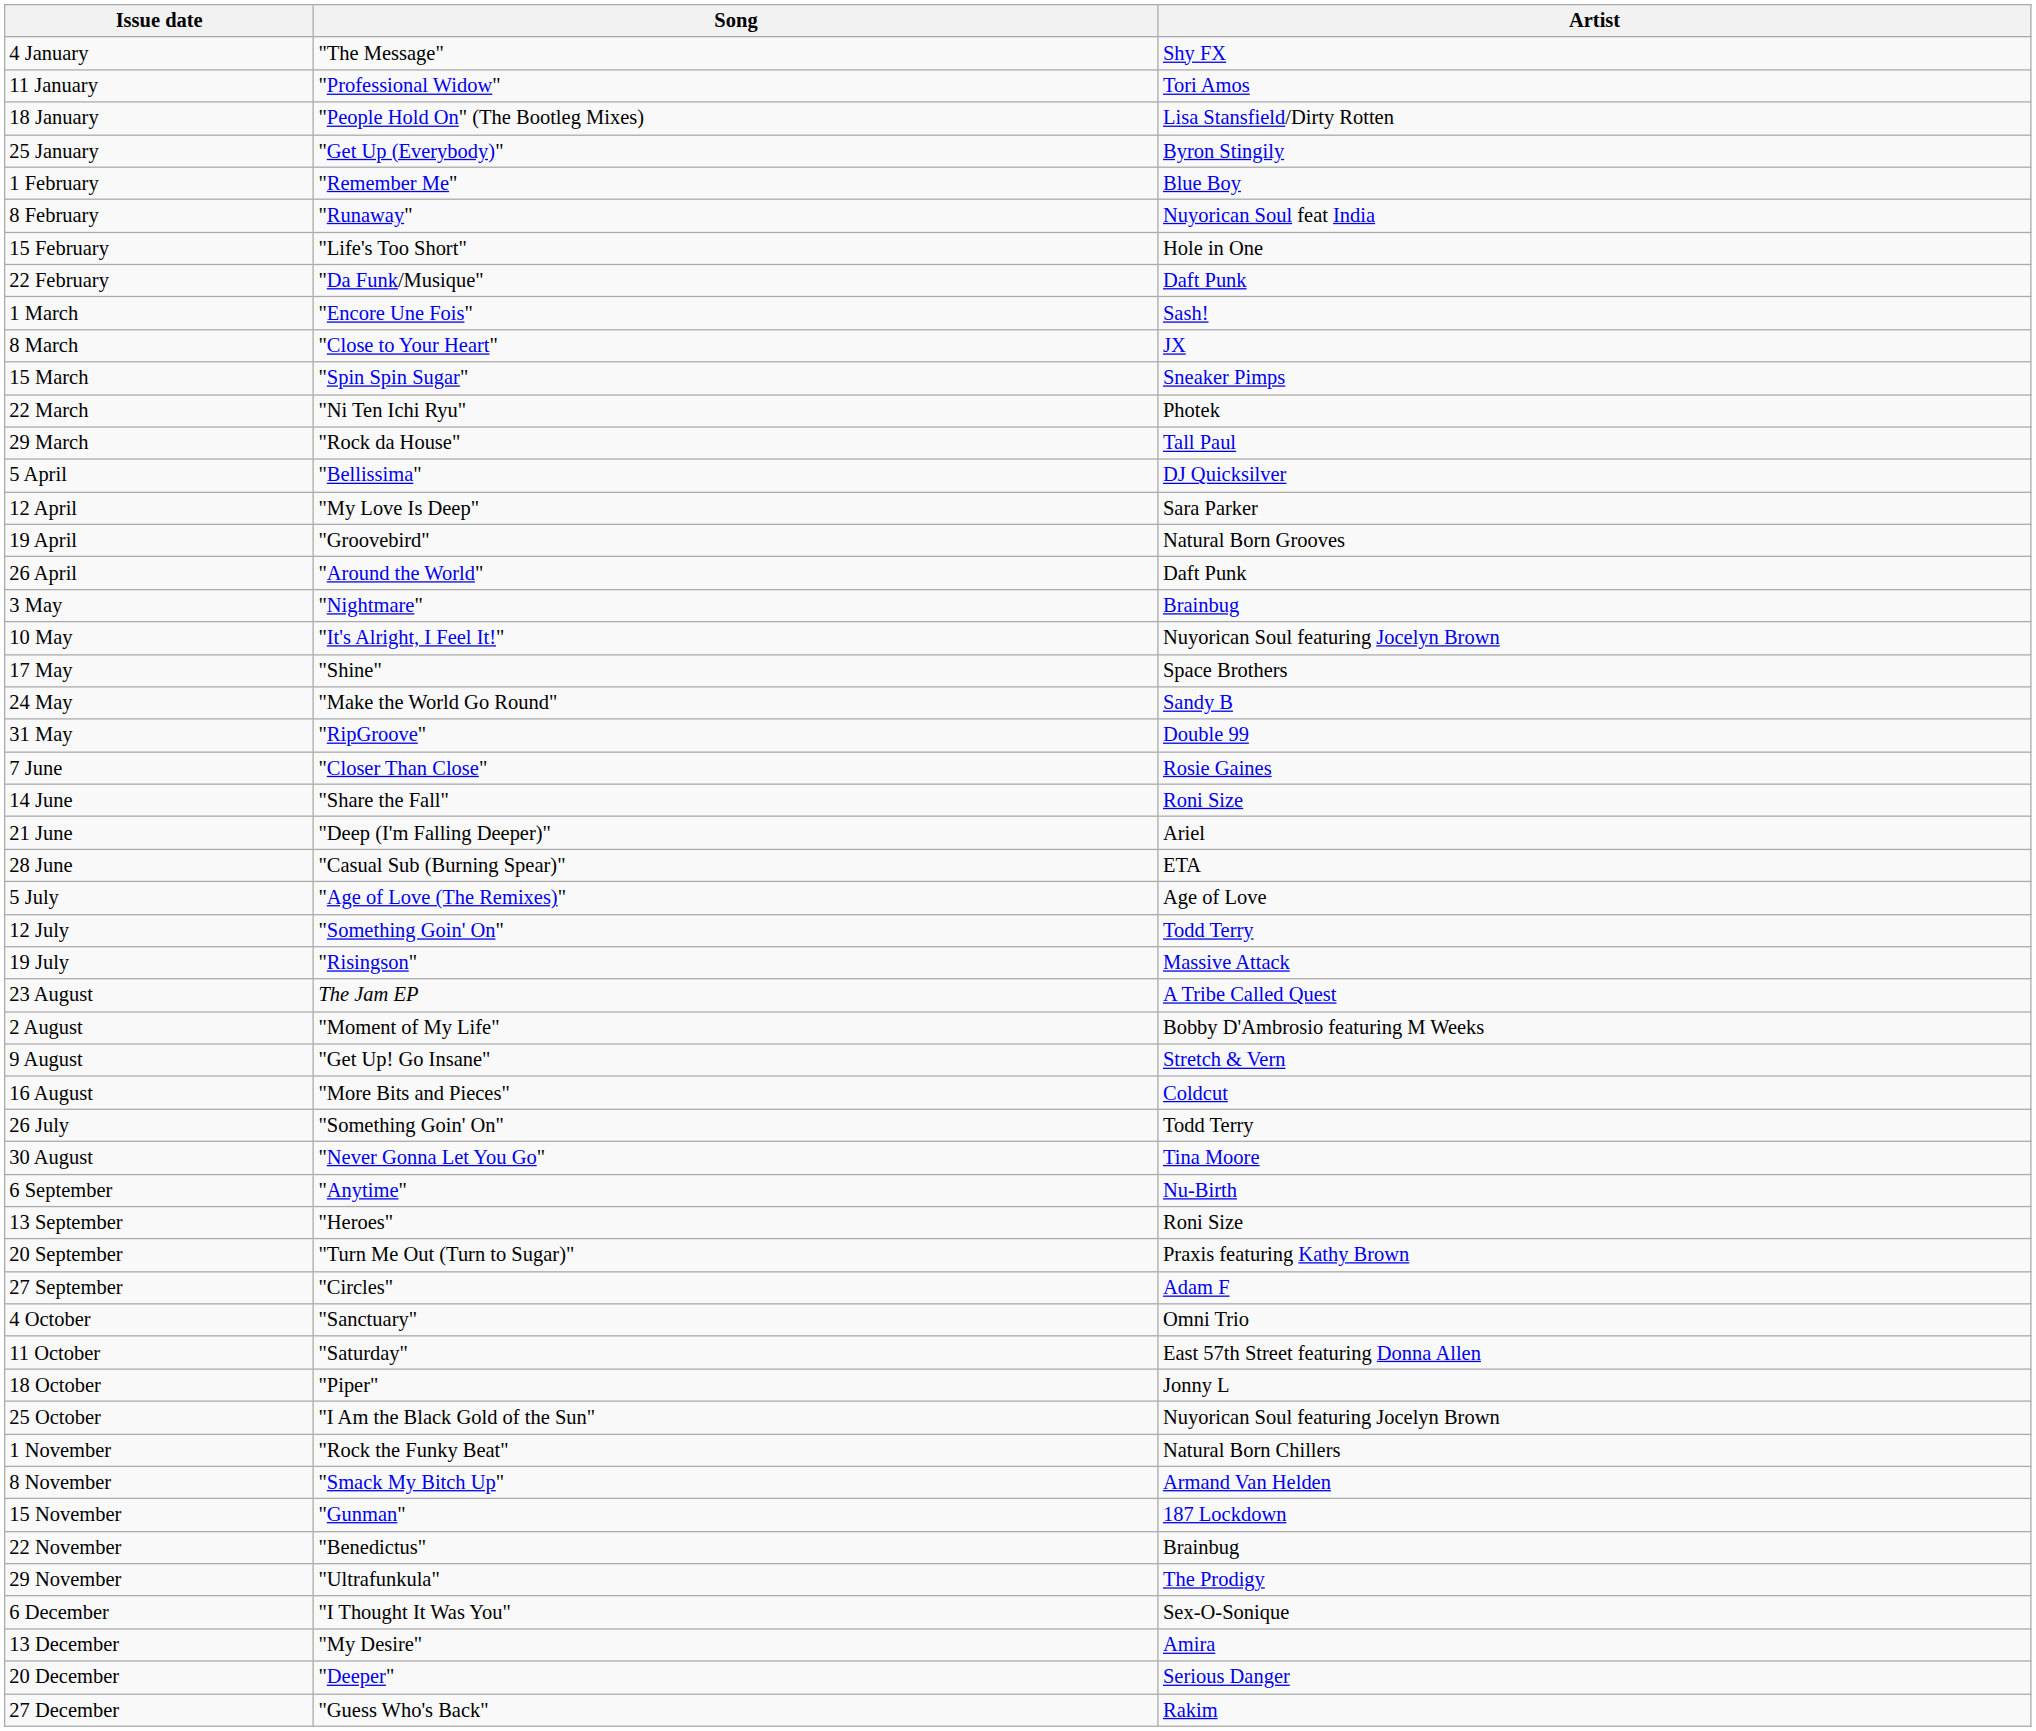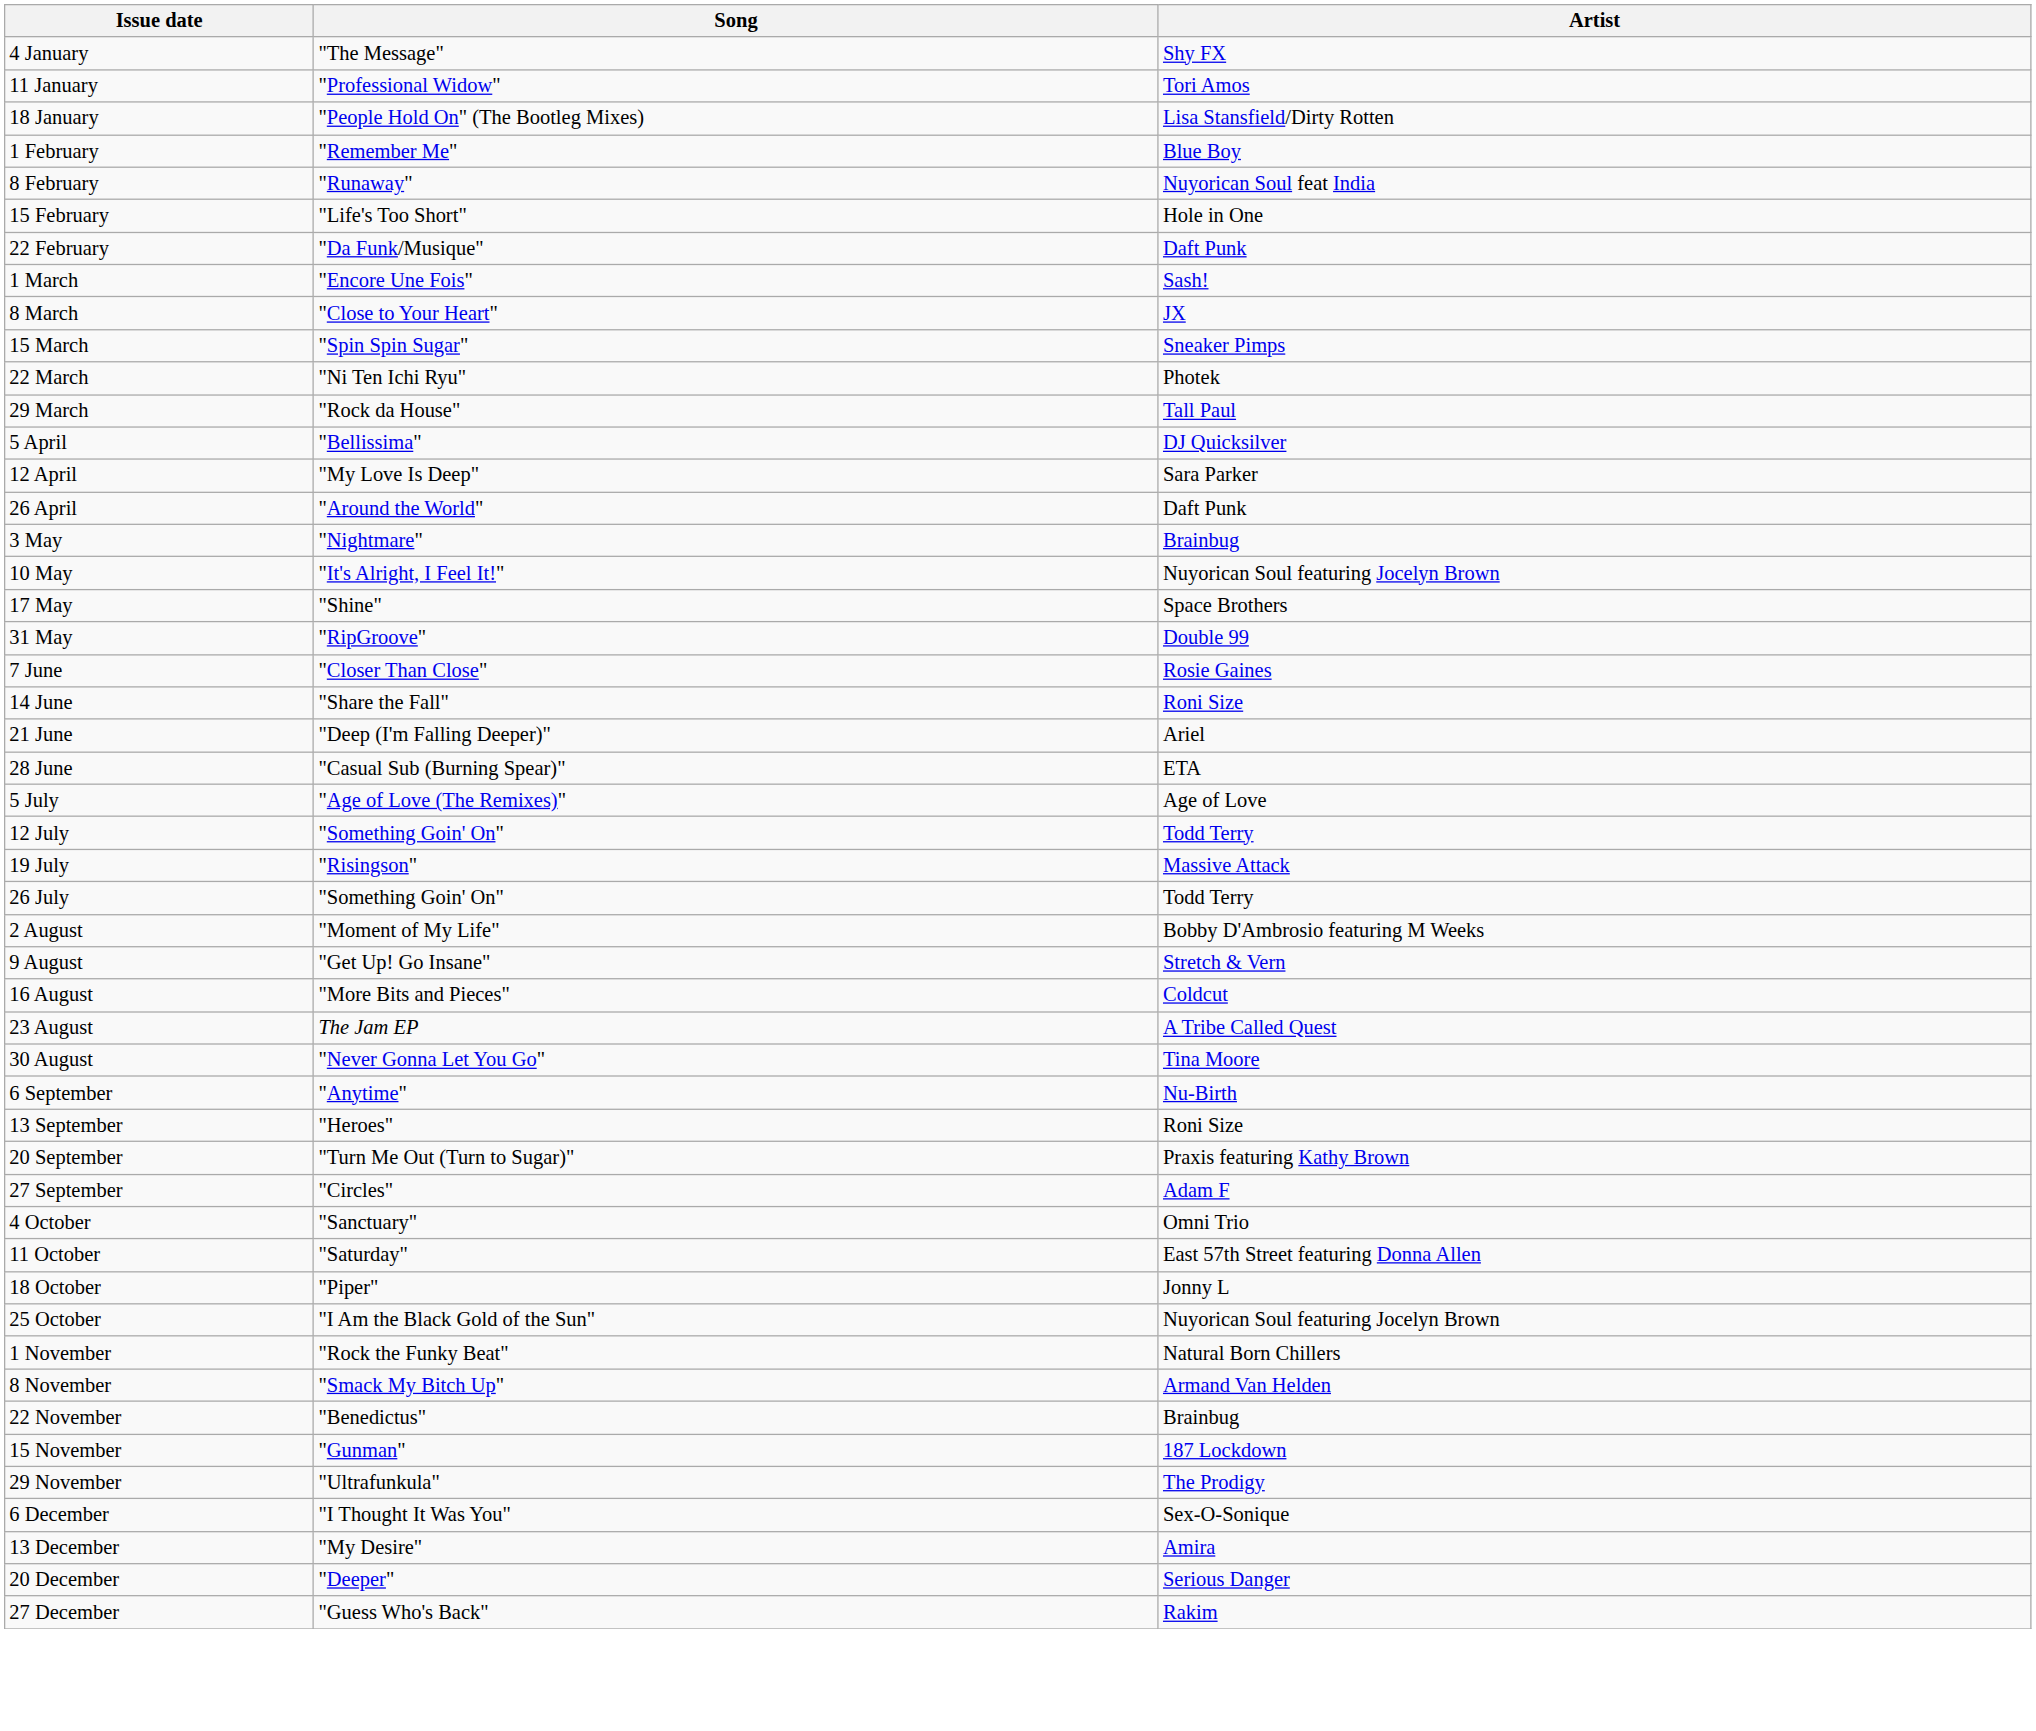- row: (54, 150)
- row: (43, 540)
- row: (41, 702)
rows swapped: (39, 1125) <-> (51, 995)
rows swapped: (65, 1514) <-> (65, 1547)
